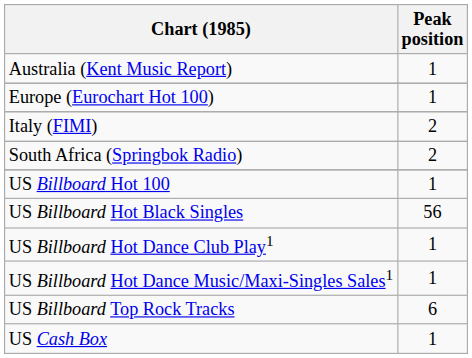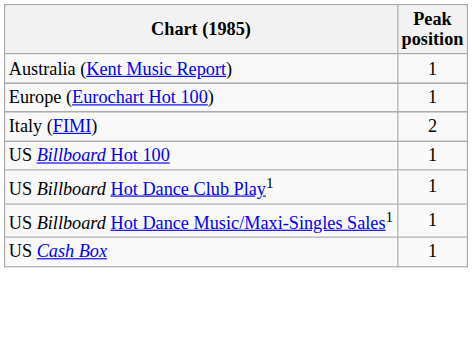- row: (126, 155)
- row: (126, 213)
- row: (122, 309)
